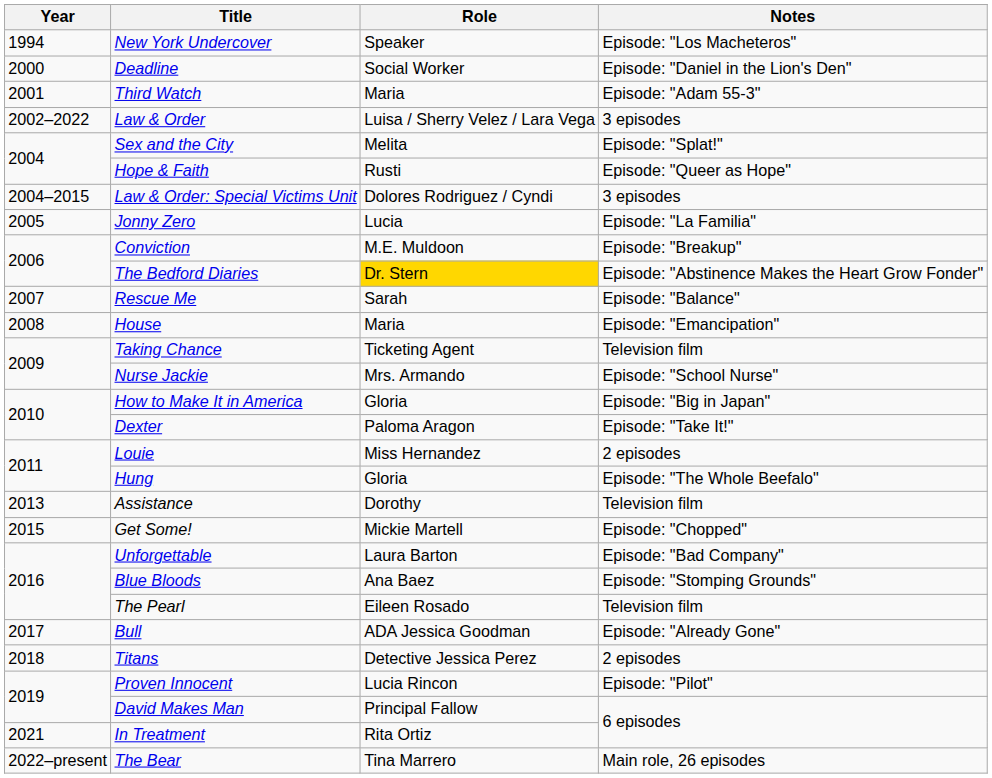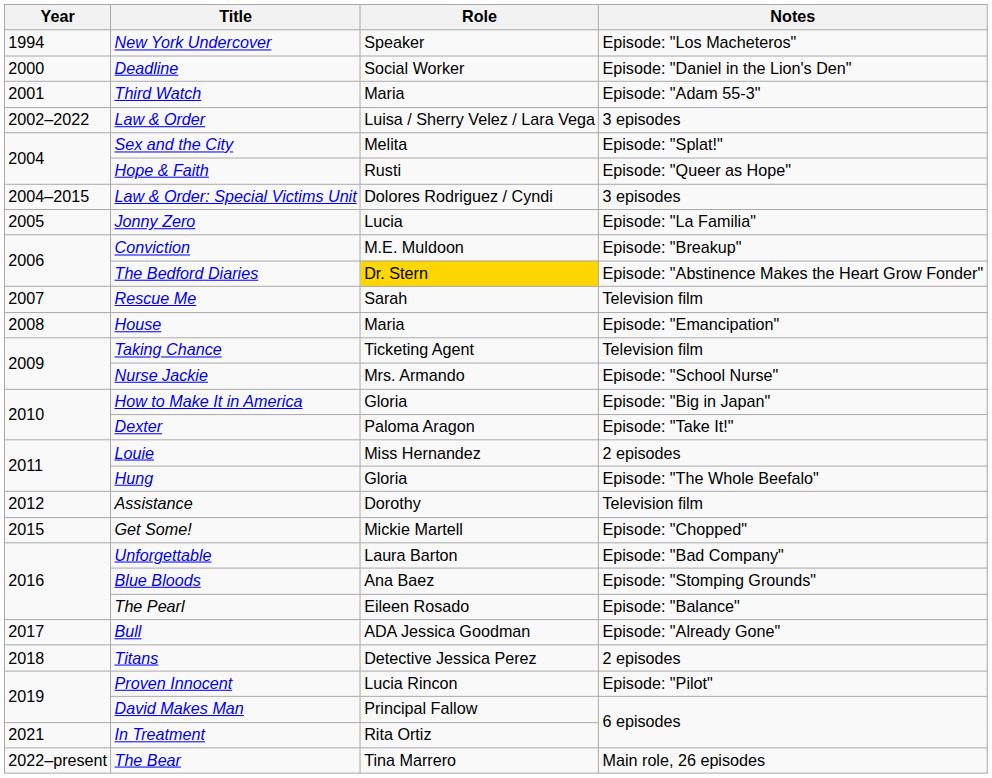(671, 299) Episode: "Balance" -> (653, 299) Television film
(26, 504) 2013 -> (26, 504) 2012
(653, 606) Television film -> (671, 606) Episode: "Balance"
